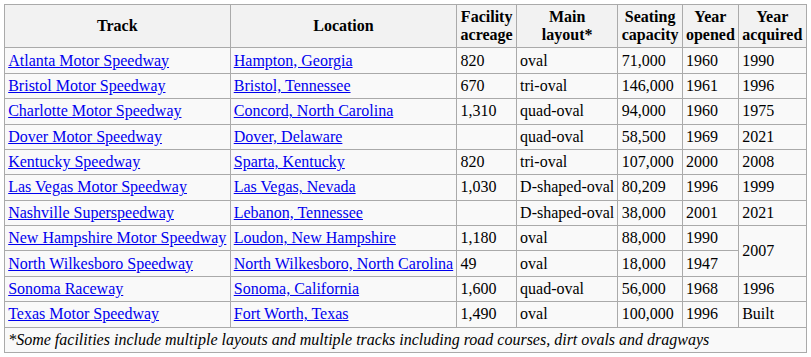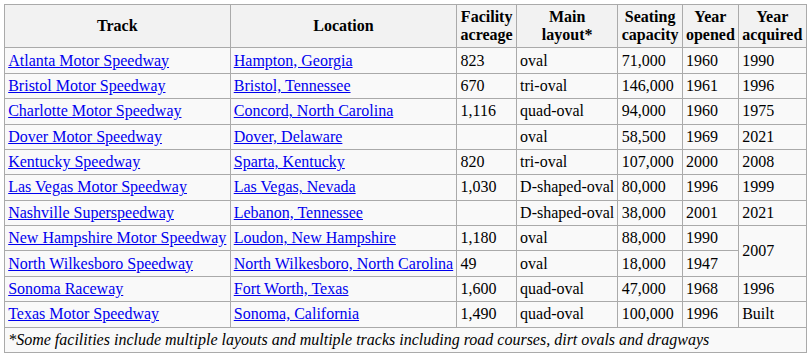(473, 60) 820 -> (473, 60) 823
(479, 111) 1,310 -> (478, 111) 1,116
(552, 136) quad-oval -> (534, 136) oval
(644, 187) 80,209 -> (644, 187) 80,000
(296, 288) Sonoma, California -> (291, 288) Fort Worth, Texas
(644, 288) 56,000 -> (644, 288) 47,000
(291, 314) Fort Worth, Texas -> (296, 314) Sonoma, California
(534, 314) oval -> (552, 314) quad-oval
